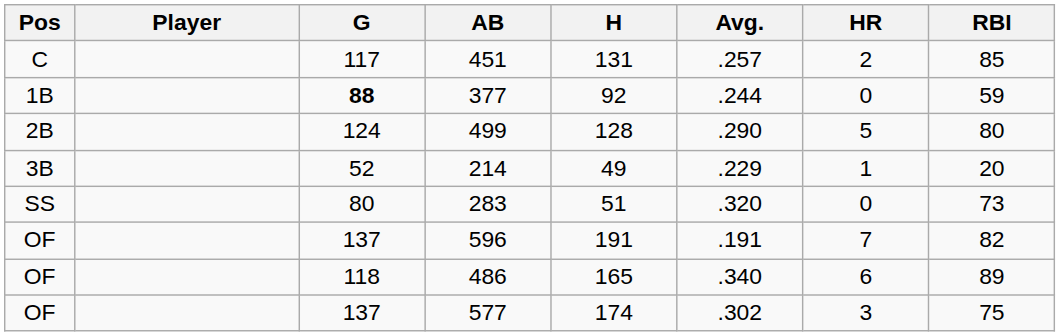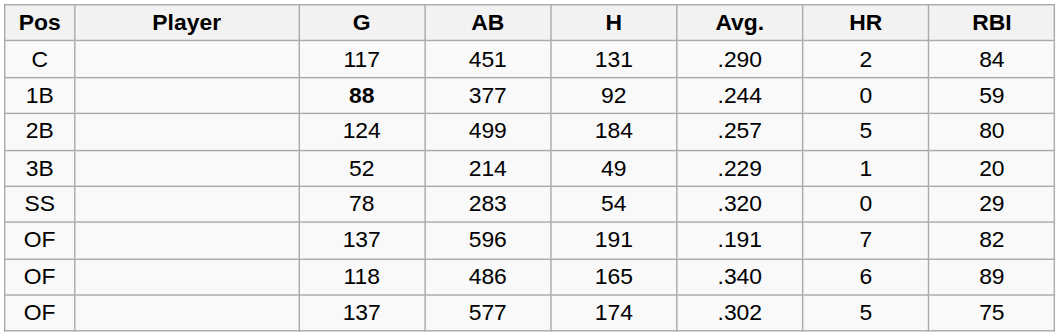(740, 58) .257 -> (740, 58) .290
(992, 58) 85 -> (992, 58) 84
(614, 131) 128 -> (614, 131) 184
(740, 131) .290 -> (740, 131) .257
(362, 204) 80 -> (362, 204) 78
(614, 204) 51 -> (614, 204) 54
(992, 204) 73 -> (992, 204) 29
(866, 312) 3 -> (866, 312) 5
